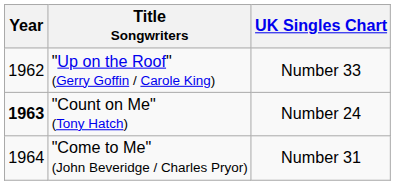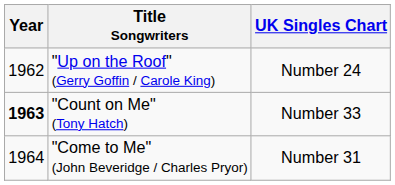(321, 70) Number 33 -> (321, 70) Number 24
(321, 114) Number 24 -> (321, 114) Number 33
